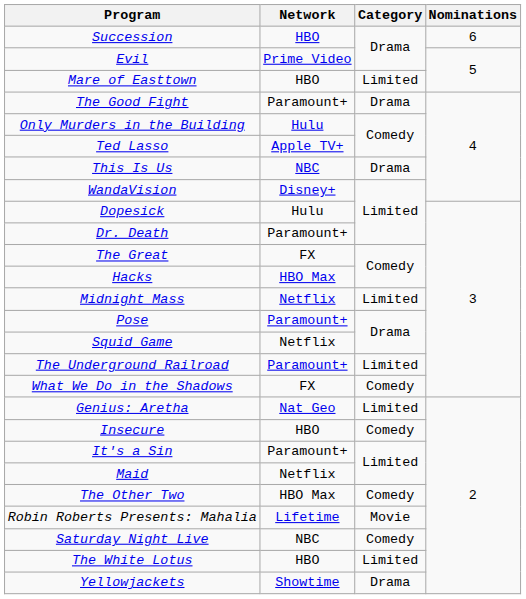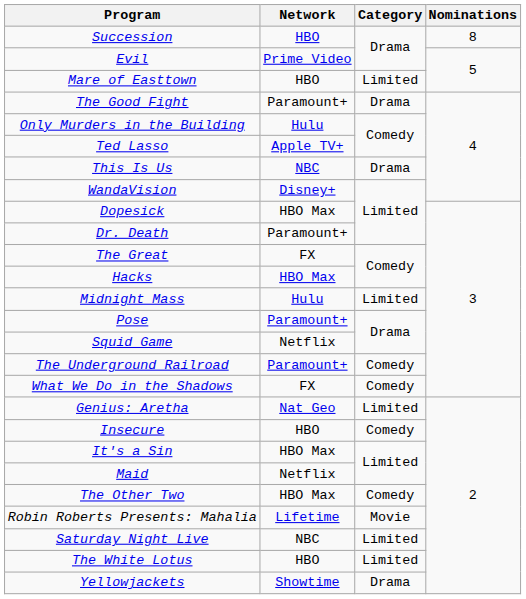(473, 37) 6 -> (473, 37) 8
(307, 212) Hulu -> (307, 212) HBO Max
(307, 299) Netflix -> (307, 299) Hulu
(390, 365) Limited -> (390, 365) Comedy
(307, 452) Paramount+ -> (307, 452) HBO Max
(390, 539) Comedy -> (390, 539) Limited
